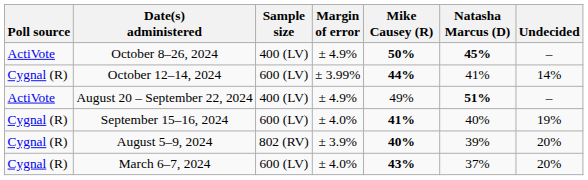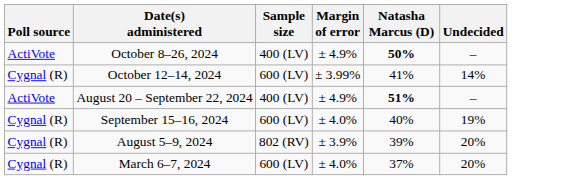- column: (401, 23)
(478, 53) 45% -> (401, 53) 50%
